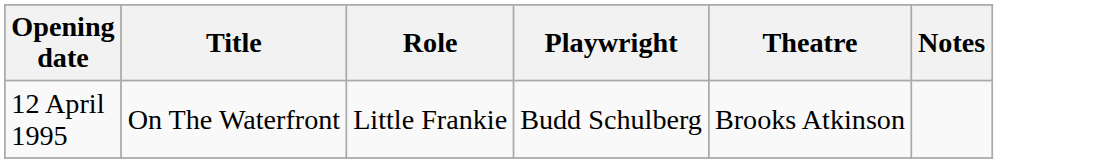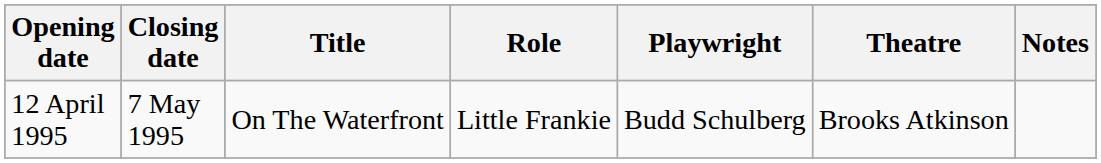+ column: (173, 42)
